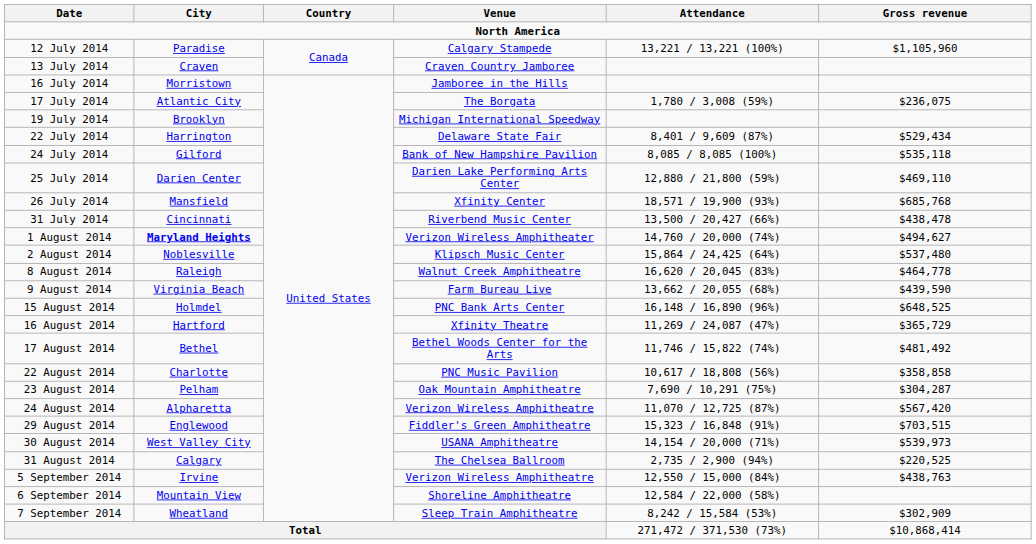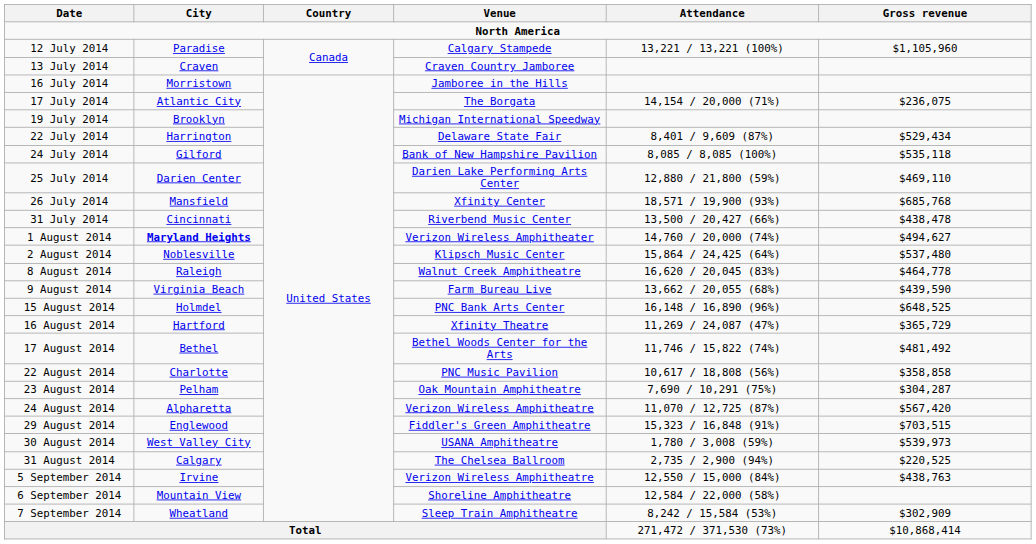(712, 101) 1,780 / 3,008 (59%) -> (712, 101) 14,154 / 20,000 (71%)
(712, 443) 14,154 / 20,000 (71%) -> (712, 443) 1,780 / 3,008 (59%)
